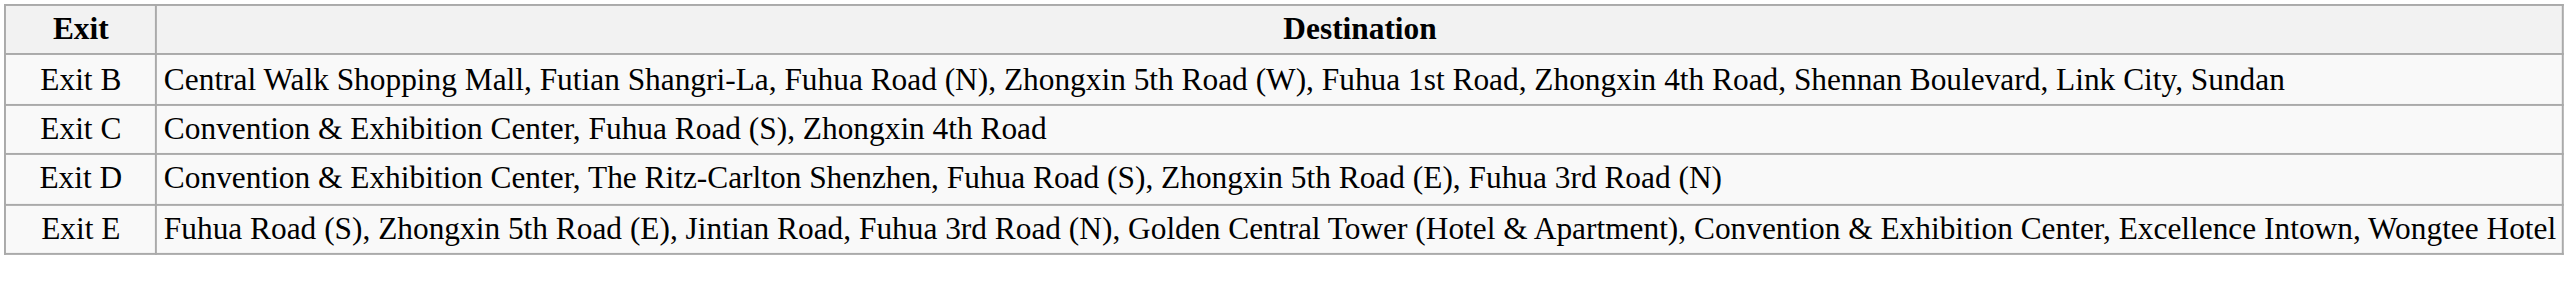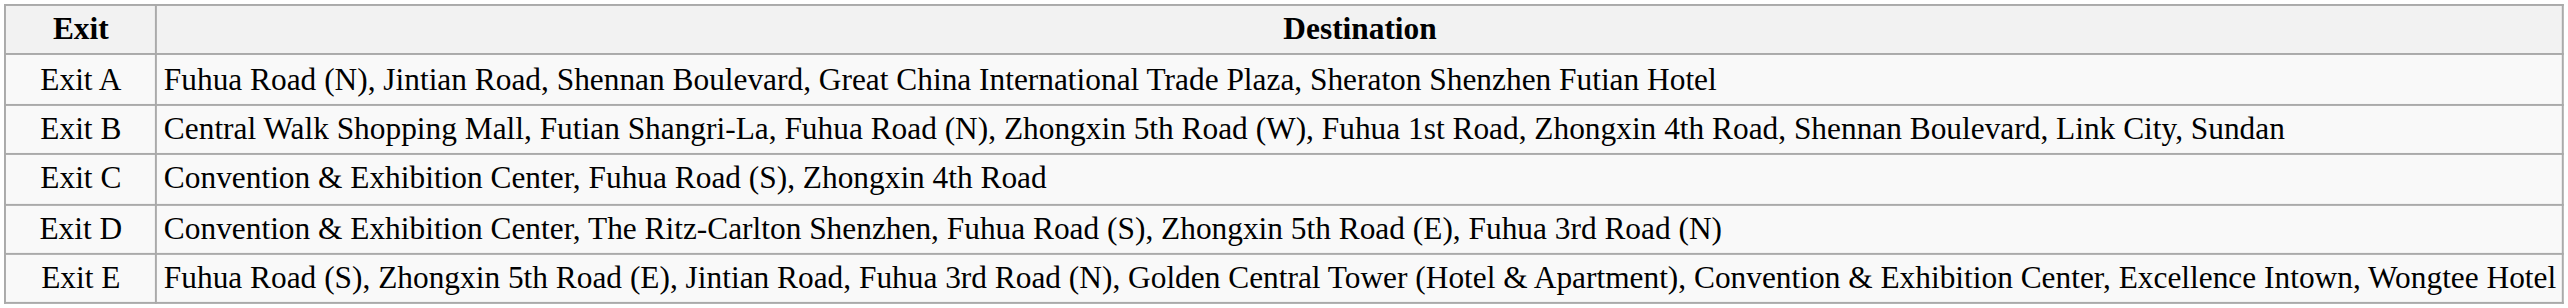+ row: (81, 79)
